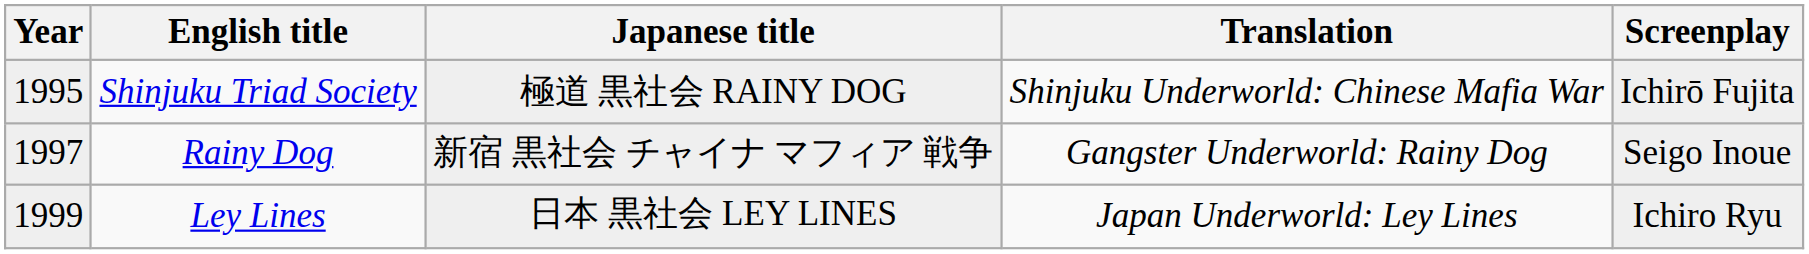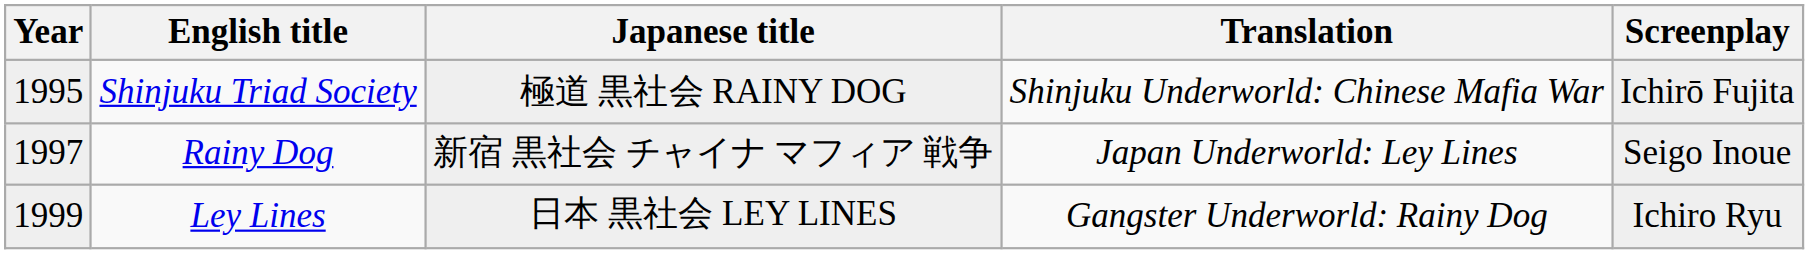(1307, 153) Gangster Underworld: Rainy Dog -> (1307, 153) Japan Underworld: Ley Lines
(1307, 215) Japan Underworld: Ley Lines -> (1307, 215) Gangster Underworld: Rainy Dog
